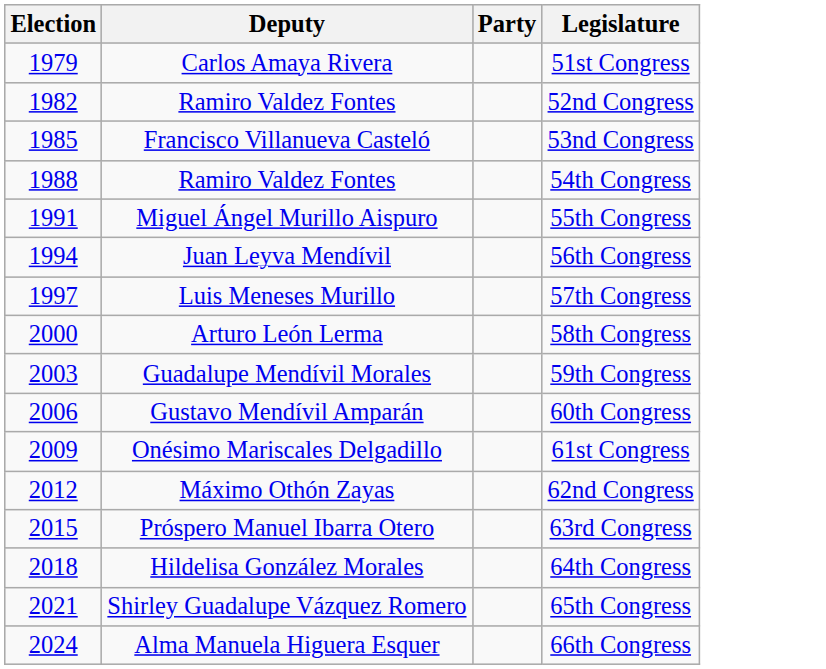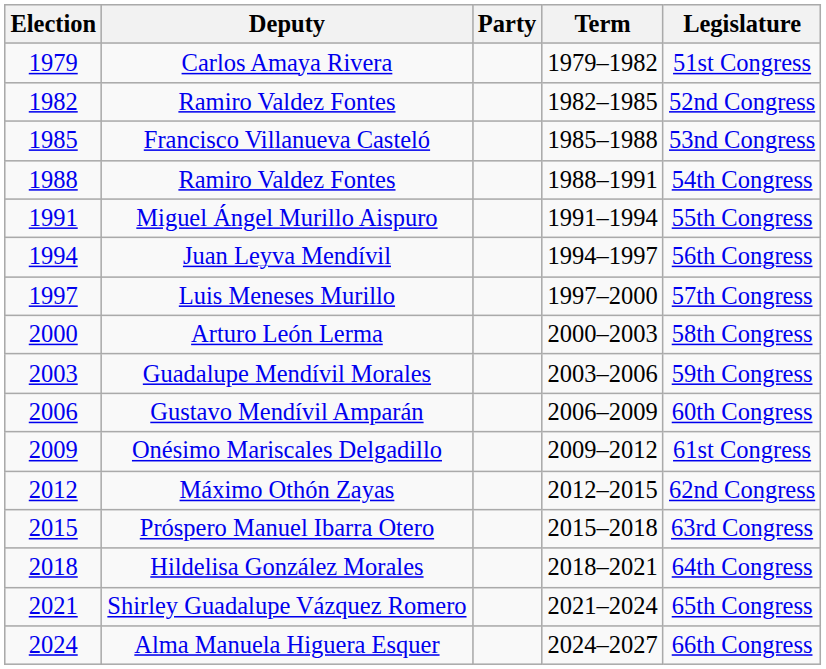+ column: (603, 23)
